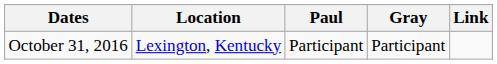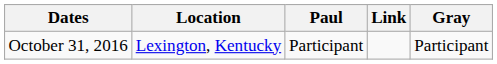columns swapped: (408, 18) <-> (471, 18)
